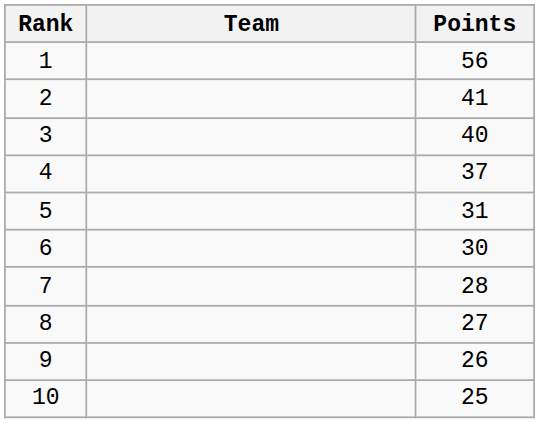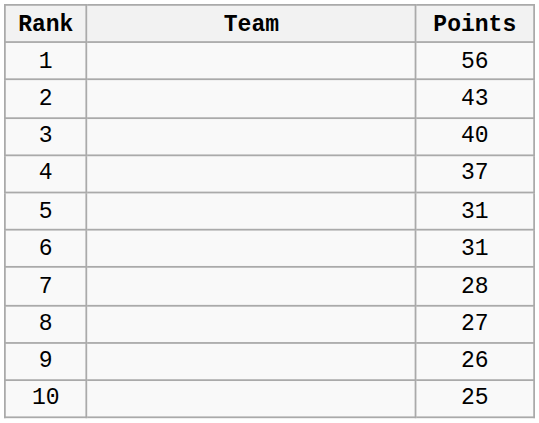(475, 99) 41 -> (475, 99) 43
(475, 249) 30 -> (475, 249) 31
